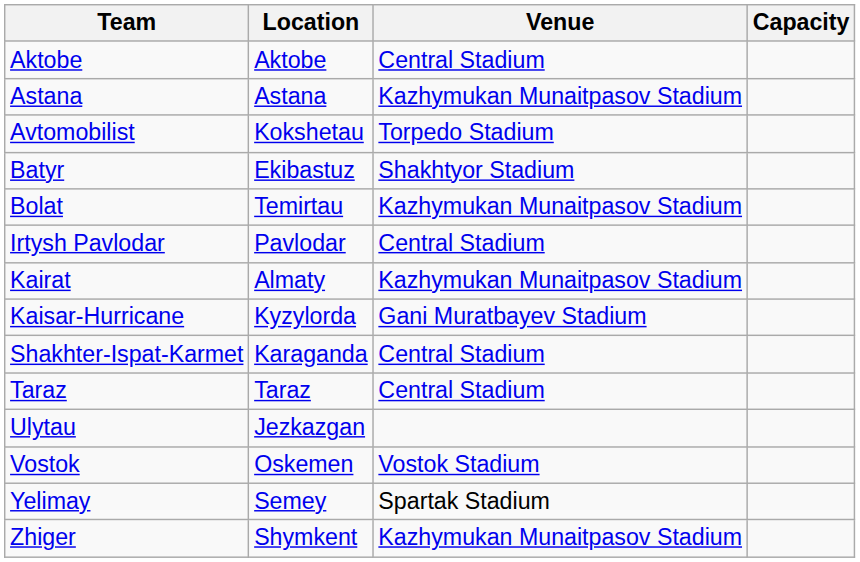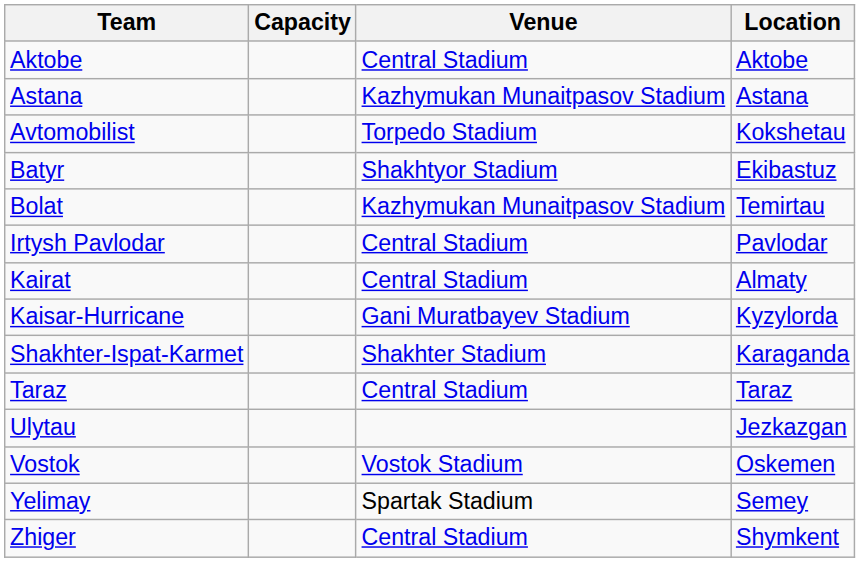columns swapped: (311, 22) <-> (801, 22)
(560, 280) Kazhymukan Munaitpasov Stadium -> (445, 280) Central Stadium
(462, 354) Central Stadium -> (454, 354) Shakhter Stadium
(560, 538) Kazhymukan Munaitpasov Stadium -> (445, 538) Central Stadium
